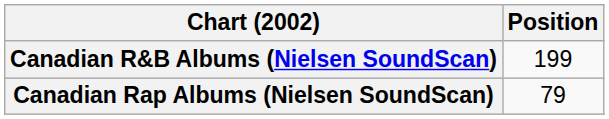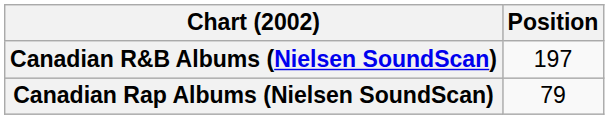(553, 59) 199 -> (553, 59) 197
